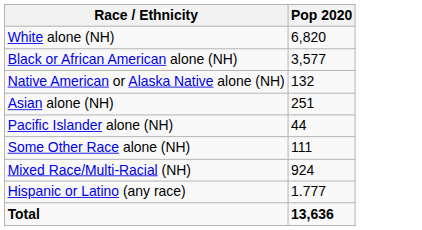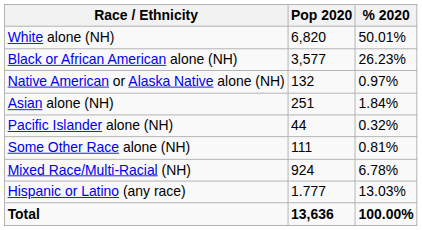+ column: (386, 15)
